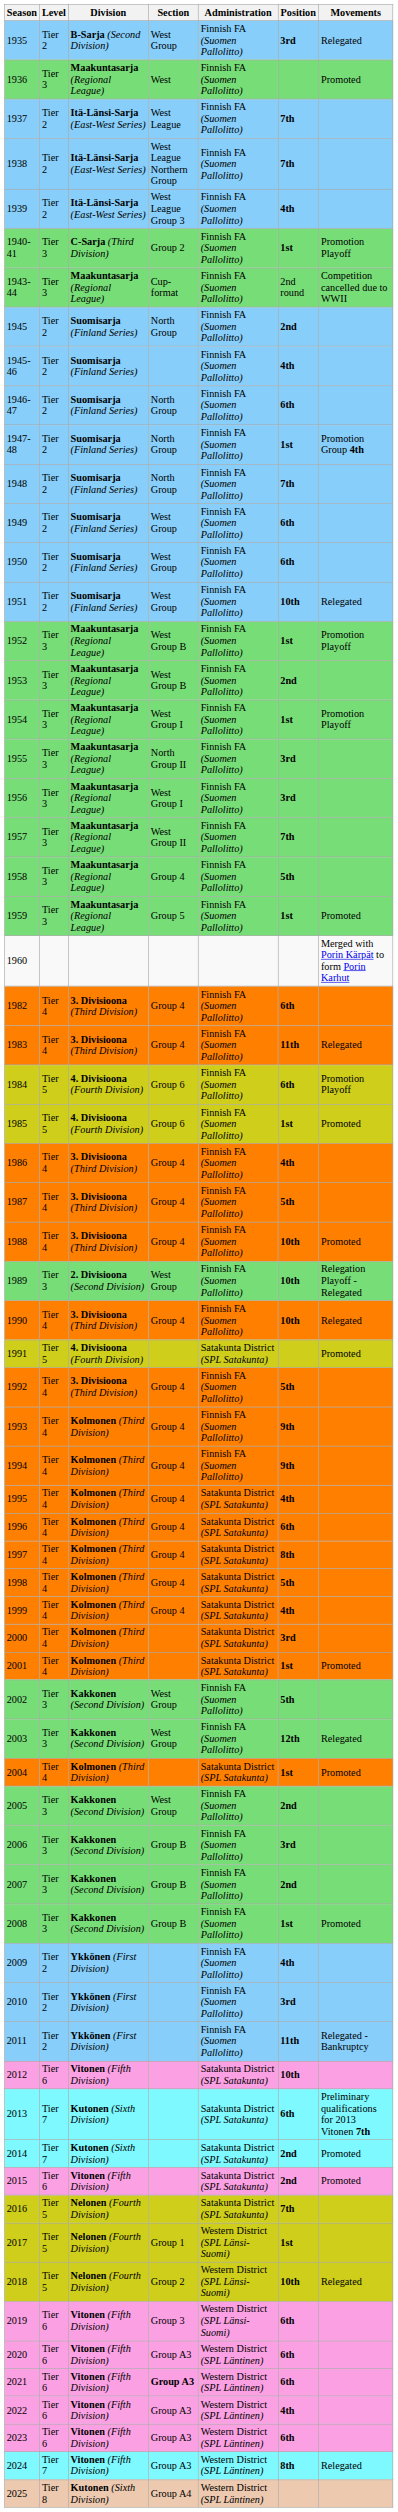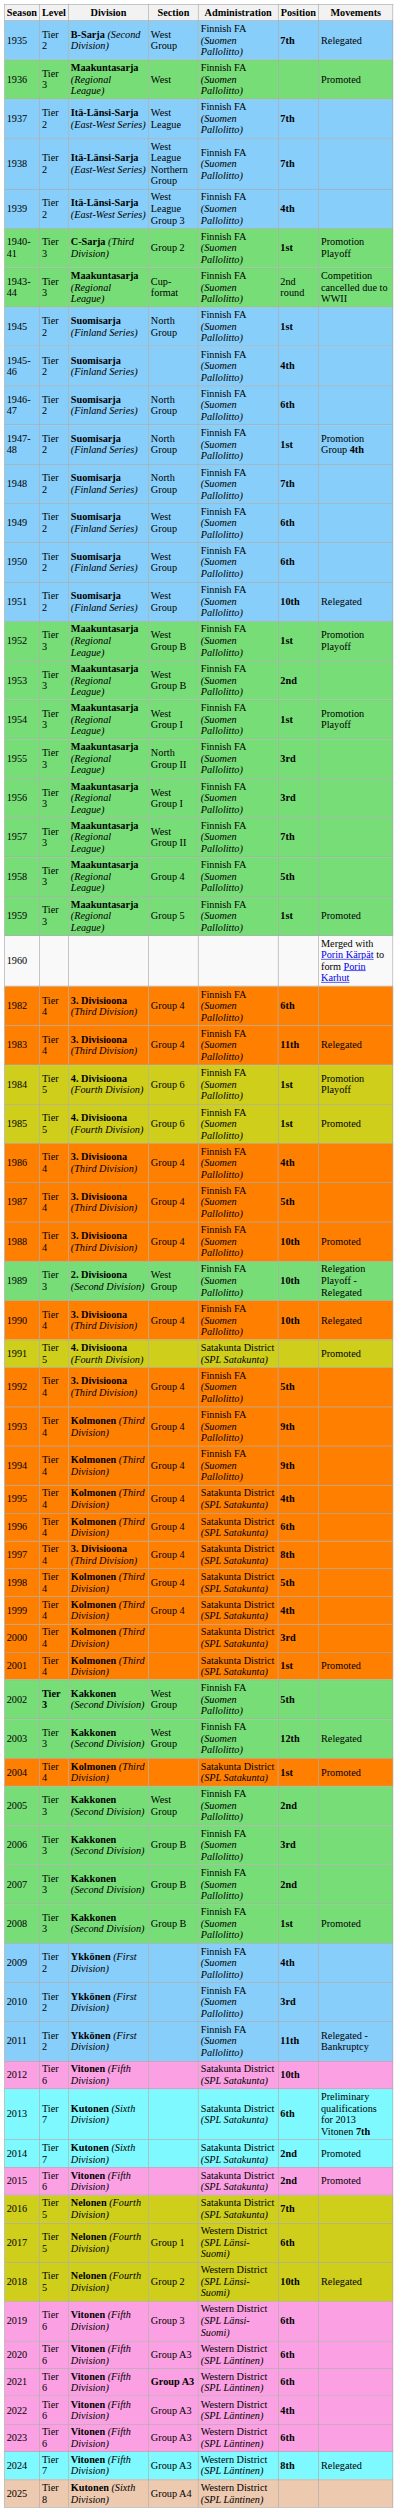(288, 40) 3rd -> (287, 40) 7th
(289, 326) 2nd -> (287, 326) 1st
(287, 1084) 6th -> (287, 1084) 1st
(108, 1555) Kolmonen (Third Division) -> (104, 1555) 3. Divisioona (Third Division)
(50, 1699) normal -> (51, 1699) bold
(287, 2242) 1st -> (287, 2242) 6th
